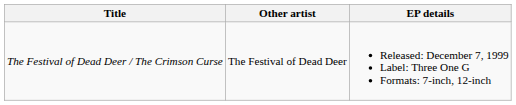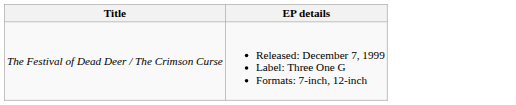- column: (287, 13)
